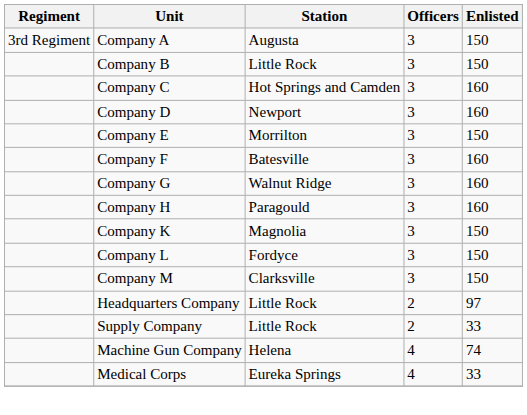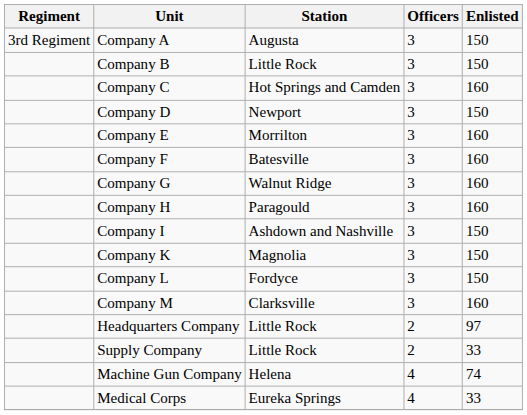(477, 111) 160 -> (477, 111) 150
(477, 135) 150 -> (477, 135) 160
+ row: (131, 231)
(477, 278) 150 -> (477, 302) 160
